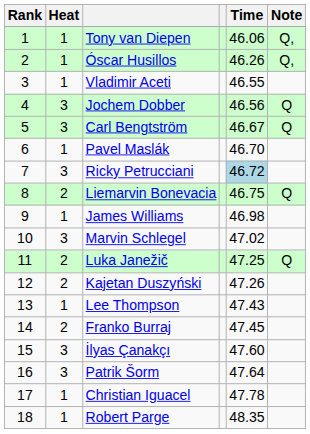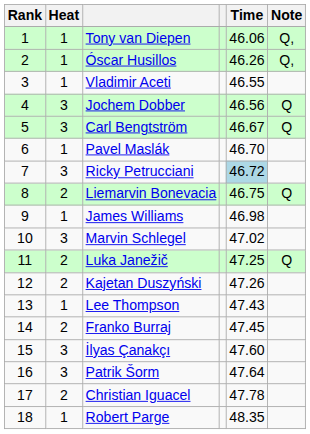(64, 395) 1 -> (64, 395) 2
